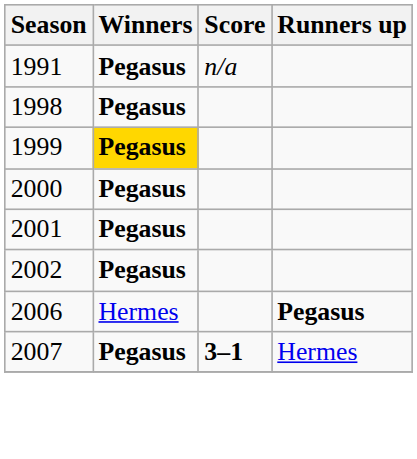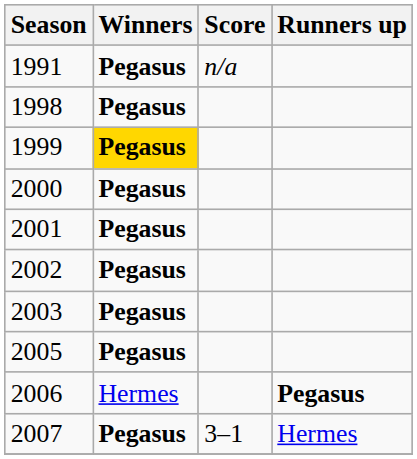+ row: (37, 310)
+ row: (37, 351)
(224, 351) bold -> (224, 433) normal
